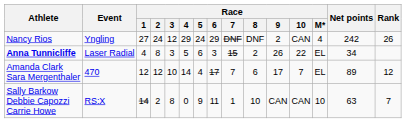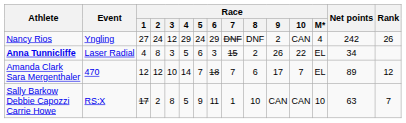(200, 72) 4 -> (200, 72) 7
(214, 72) 17 -> (214, 72) 18
(144, 101) 14 -> (144, 101) 17
(186, 101) 0 -> (186, 101) 5
